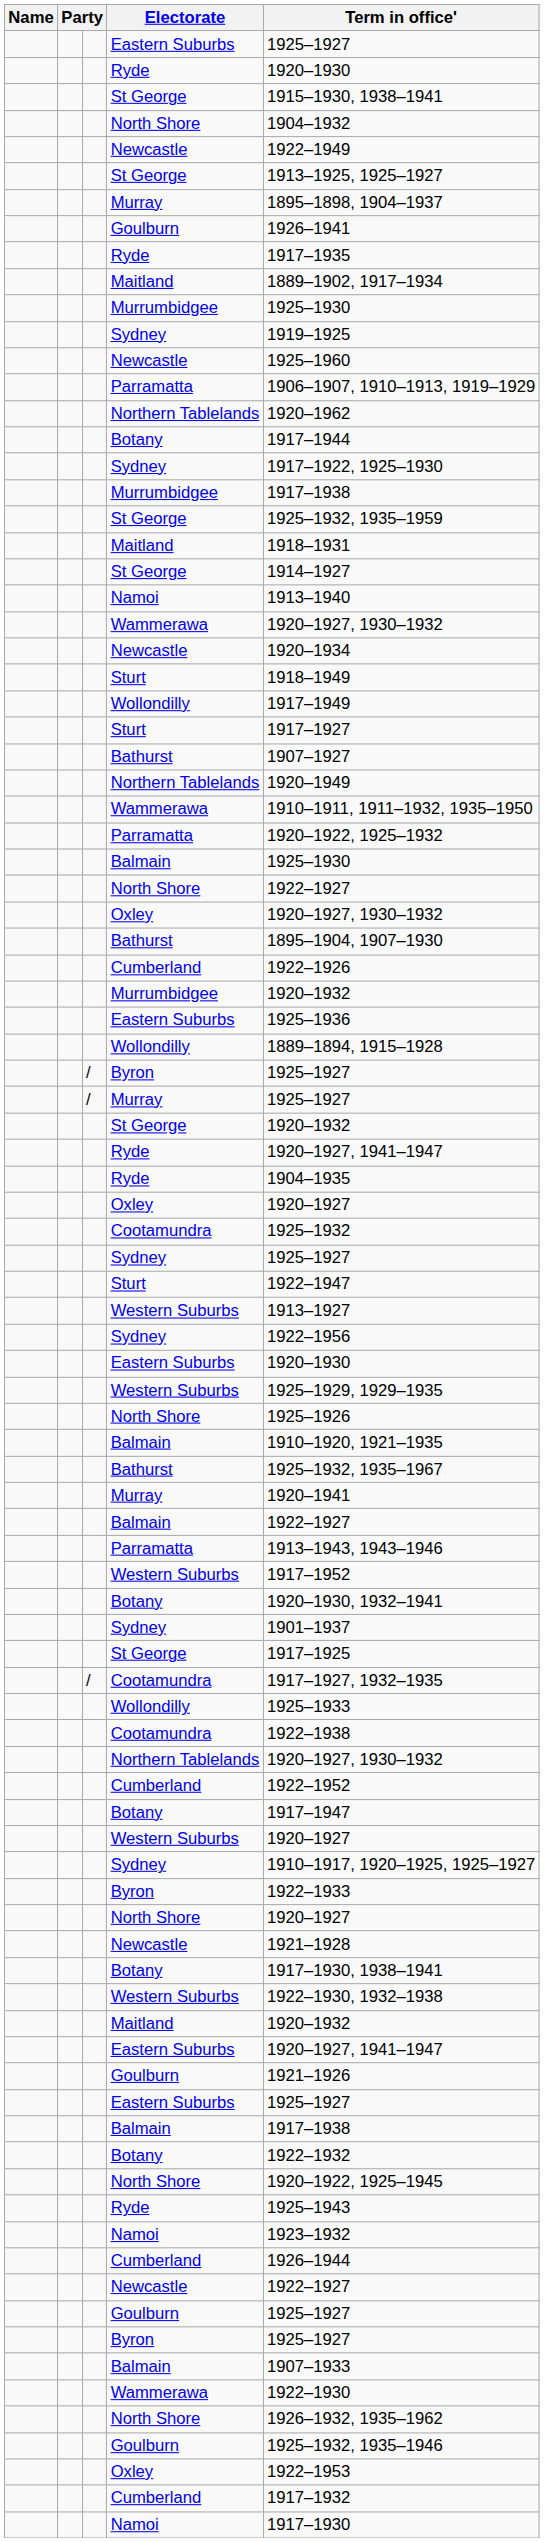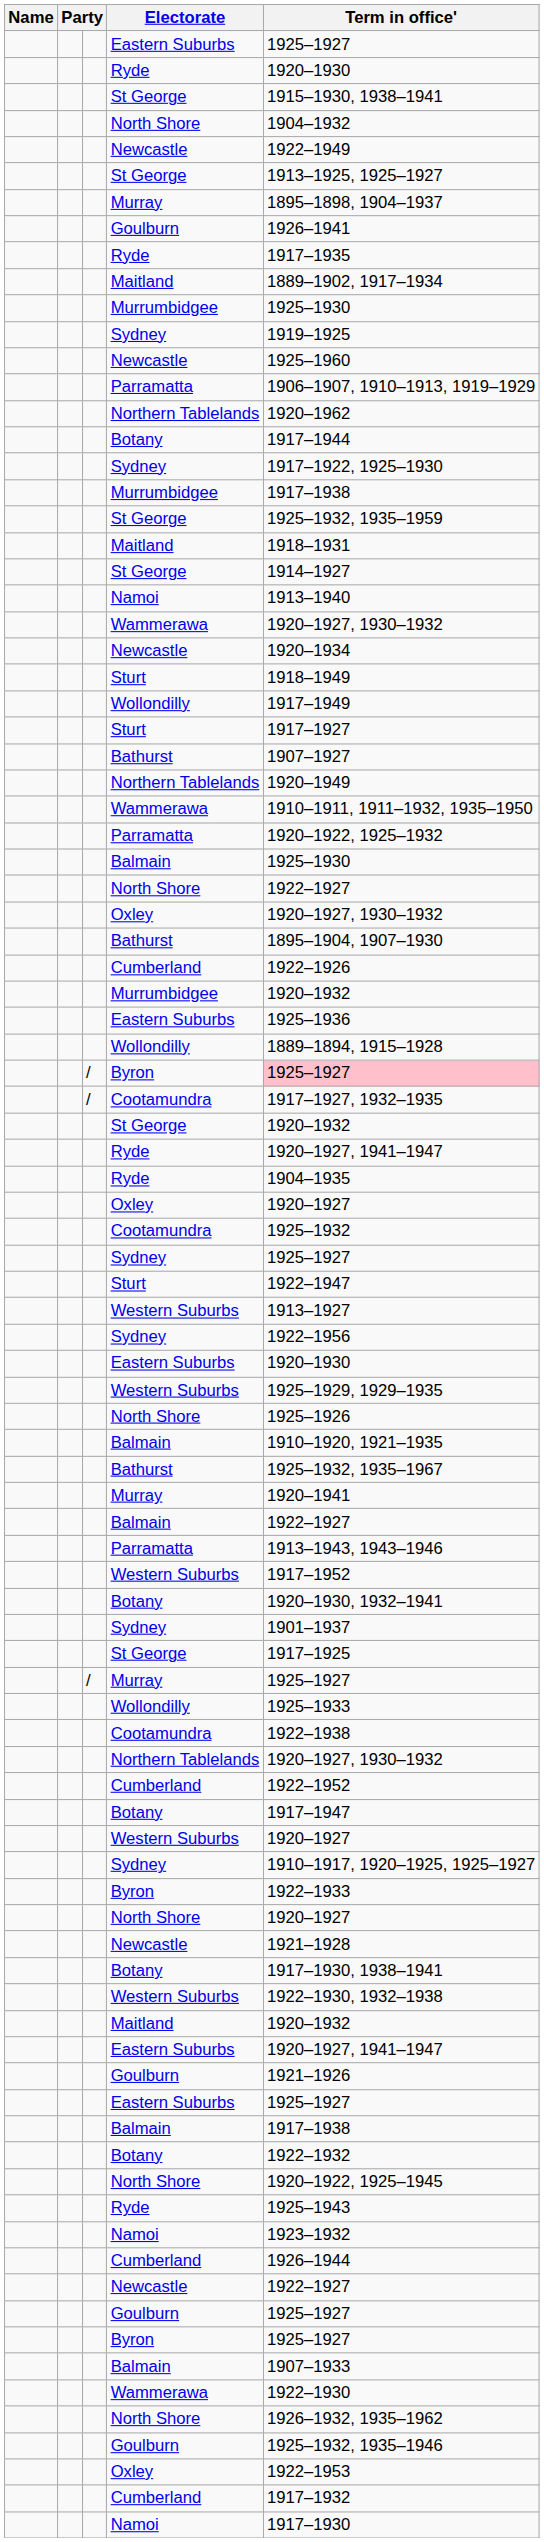(309, 1073) no background -> (309, 1073) pink background
rows swapped: (88, 1099) <-> (88, 1680)
